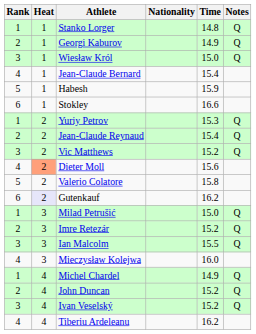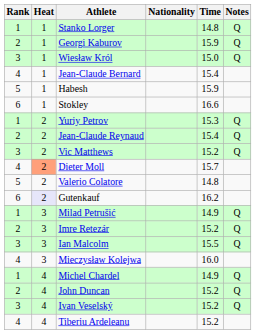(210, 43) 14.9 -> (210, 43) 15.9
(210, 167) 15.6 -> (210, 167) 15.7
(210, 182) 15.8 -> (210, 182) 14.8
(210, 213) 15.0 -> (210, 213) 14.9
(210, 321) 16.2 -> (210, 321) 15.2
